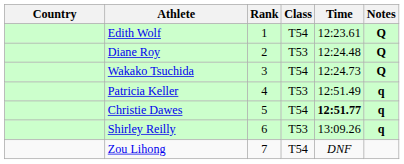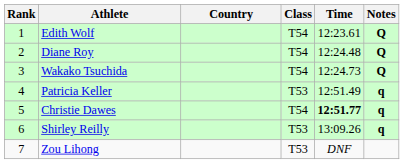columns swapped: (264, 14) <-> (55, 14)
(298, 52) T53 -> (298, 52) T54
(298, 149) T54 -> (298, 149) T53
